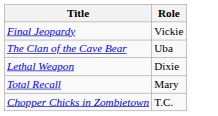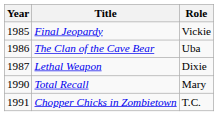+ column: (18, 13)
